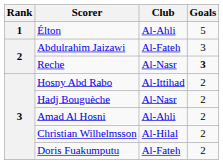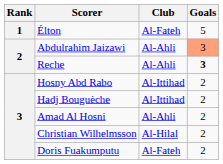(159, 30) Al-Ahli -> (161, 30) Al-Fateh
(161, 47) Al-Fateh -> (159, 47) Al-Ahli
(203, 47) no background -> (203, 47) lightsalmon background
(159, 64) Al-Nasr -> (159, 64) Al-Ahli
(159, 99) Al-Nasr -> (163, 99) Al-Ittihad
